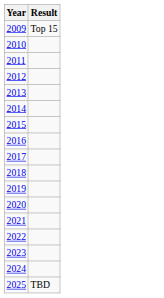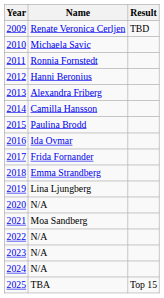+ column: (78, 12)
(44, 28) Top 15 -> (140, 28) TBD
(40, 285) TBD -> (143, 285) Top 15
